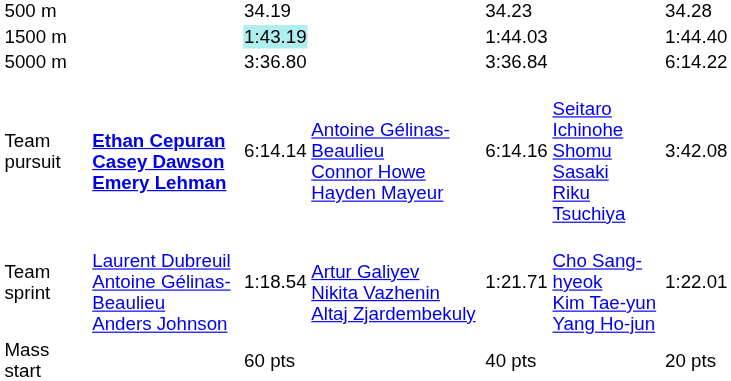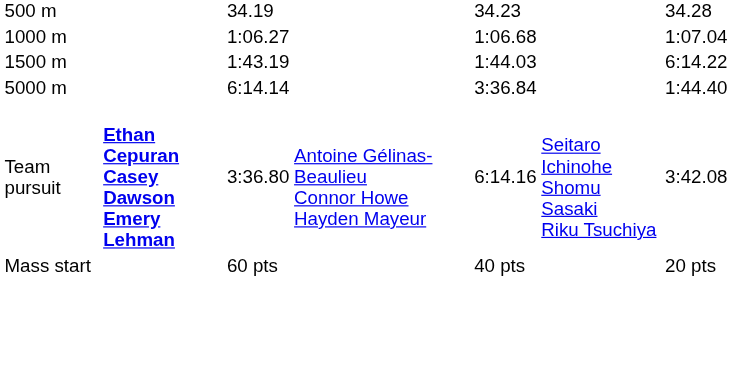+ row: (36, 36)
(275, 36) paleturquoise background -> (258, 62) no background
(696, 36) 1:44.40 -> (696, 62) 6:14.22
(275, 62) 3:36.80 -> (258, 88) 6:14.14
(696, 62) 6:14.22 -> (696, 88) 1:44.40
(275, 151) 6:14.14 -> (258, 177) 3:36.80
- row: (27, 282)
